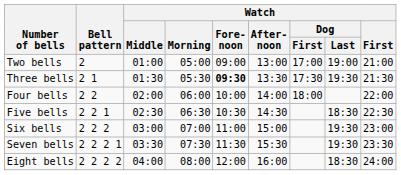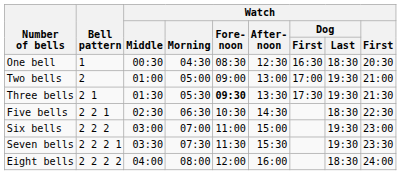+ row: (31, 62)
(343, 62) 19:00 -> (343, 79) 19:30
- row: (37, 95)
